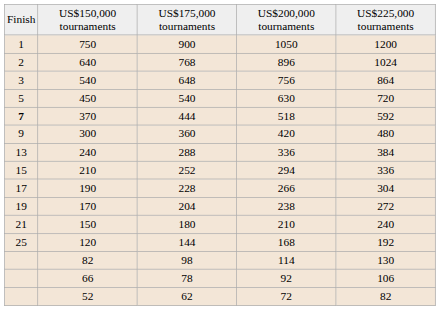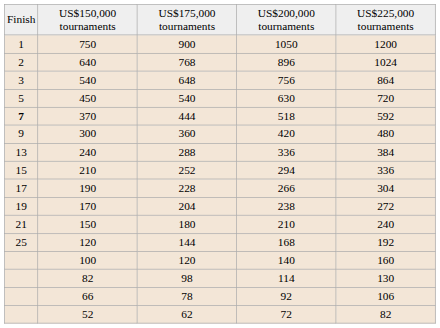+ row: (88, 260)
